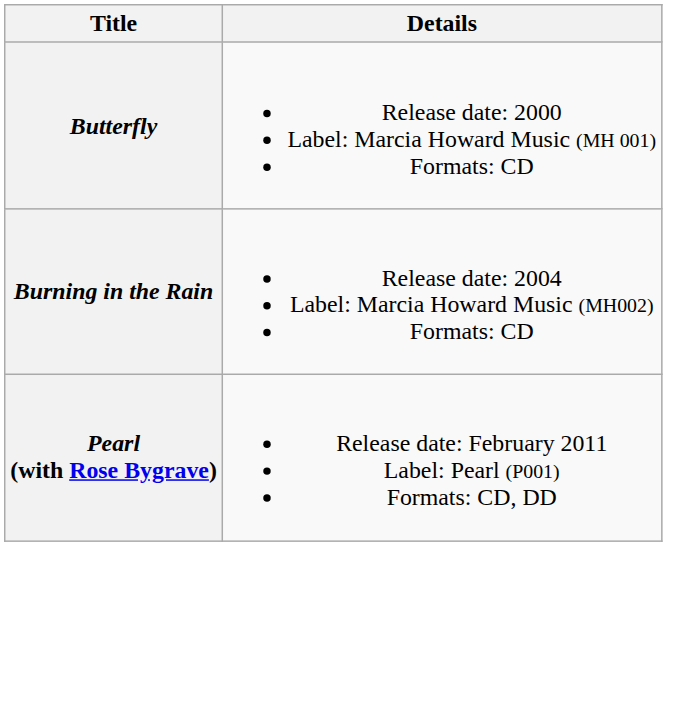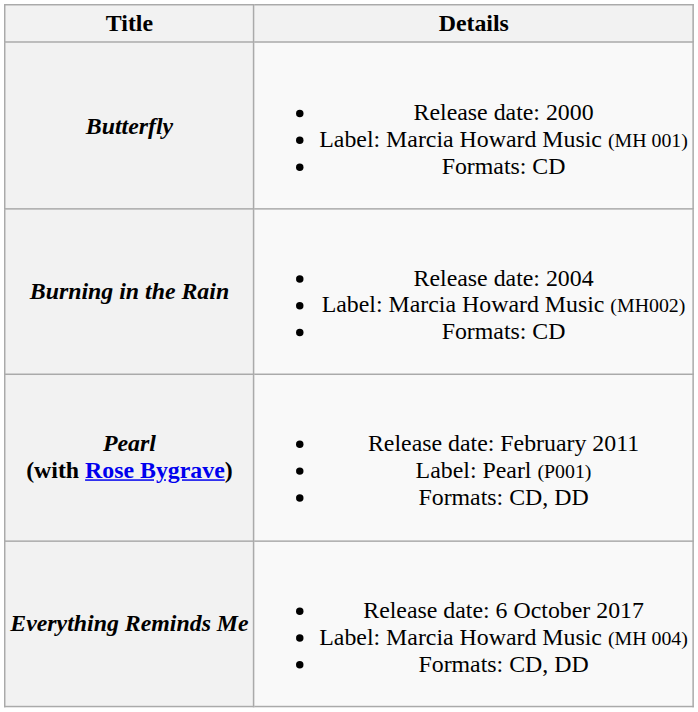+ row: (129, 623)
